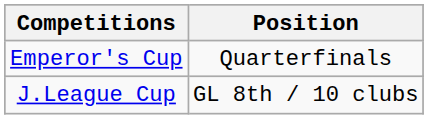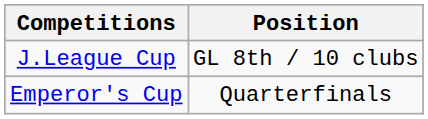rows swapped: (96, 59) <-> (96, 95)
